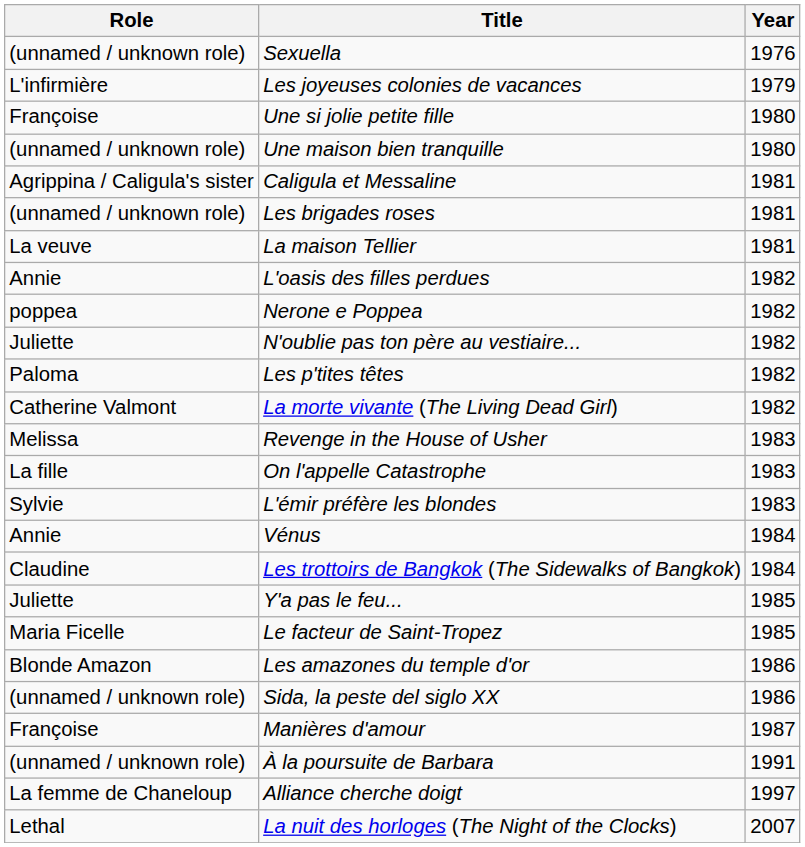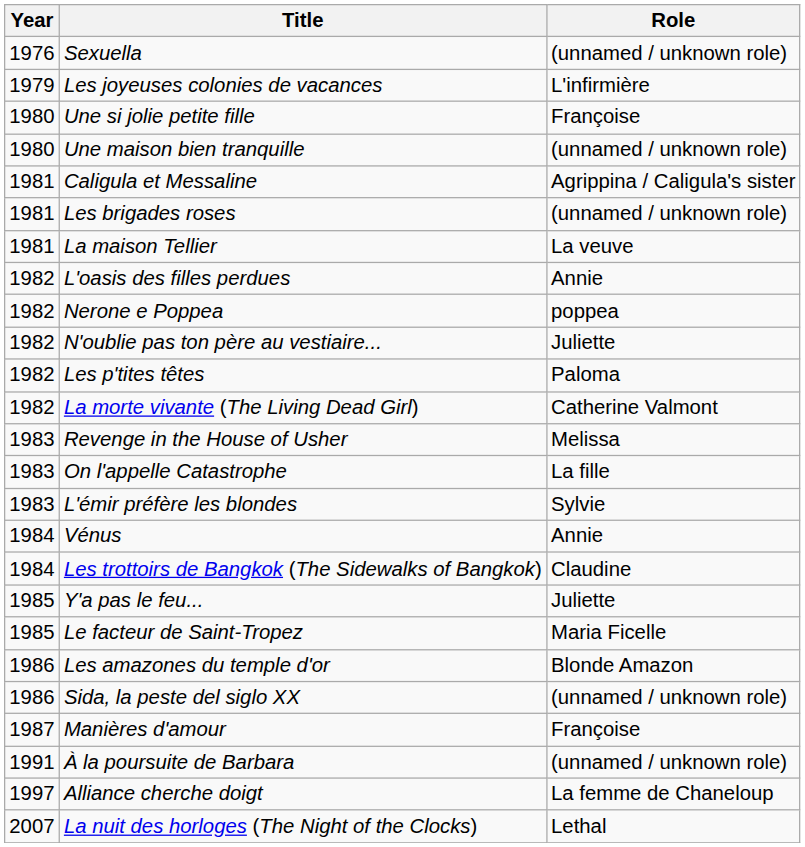columns swapped: (773, 20) <-> (132, 20)
